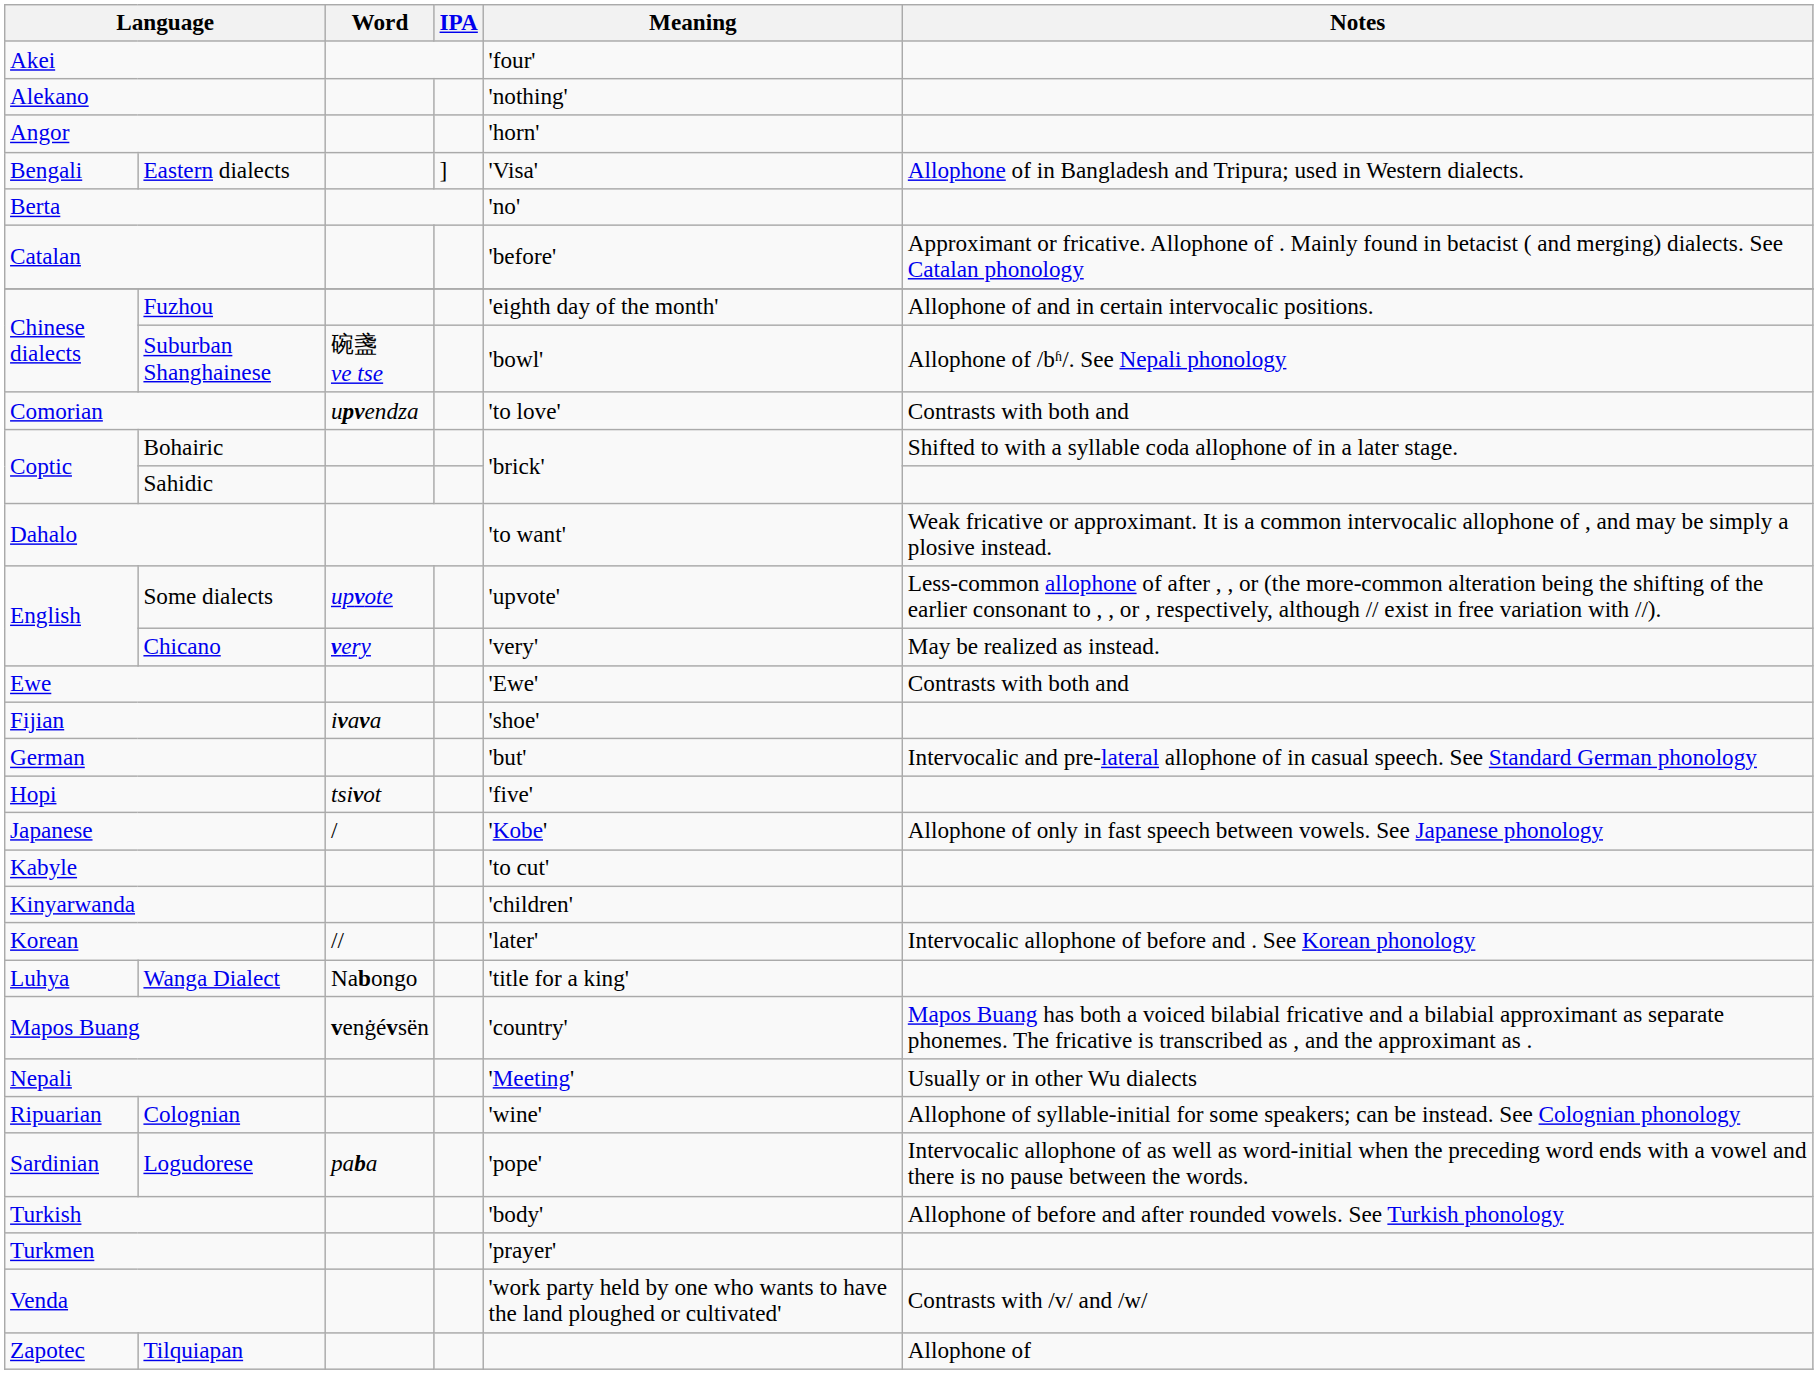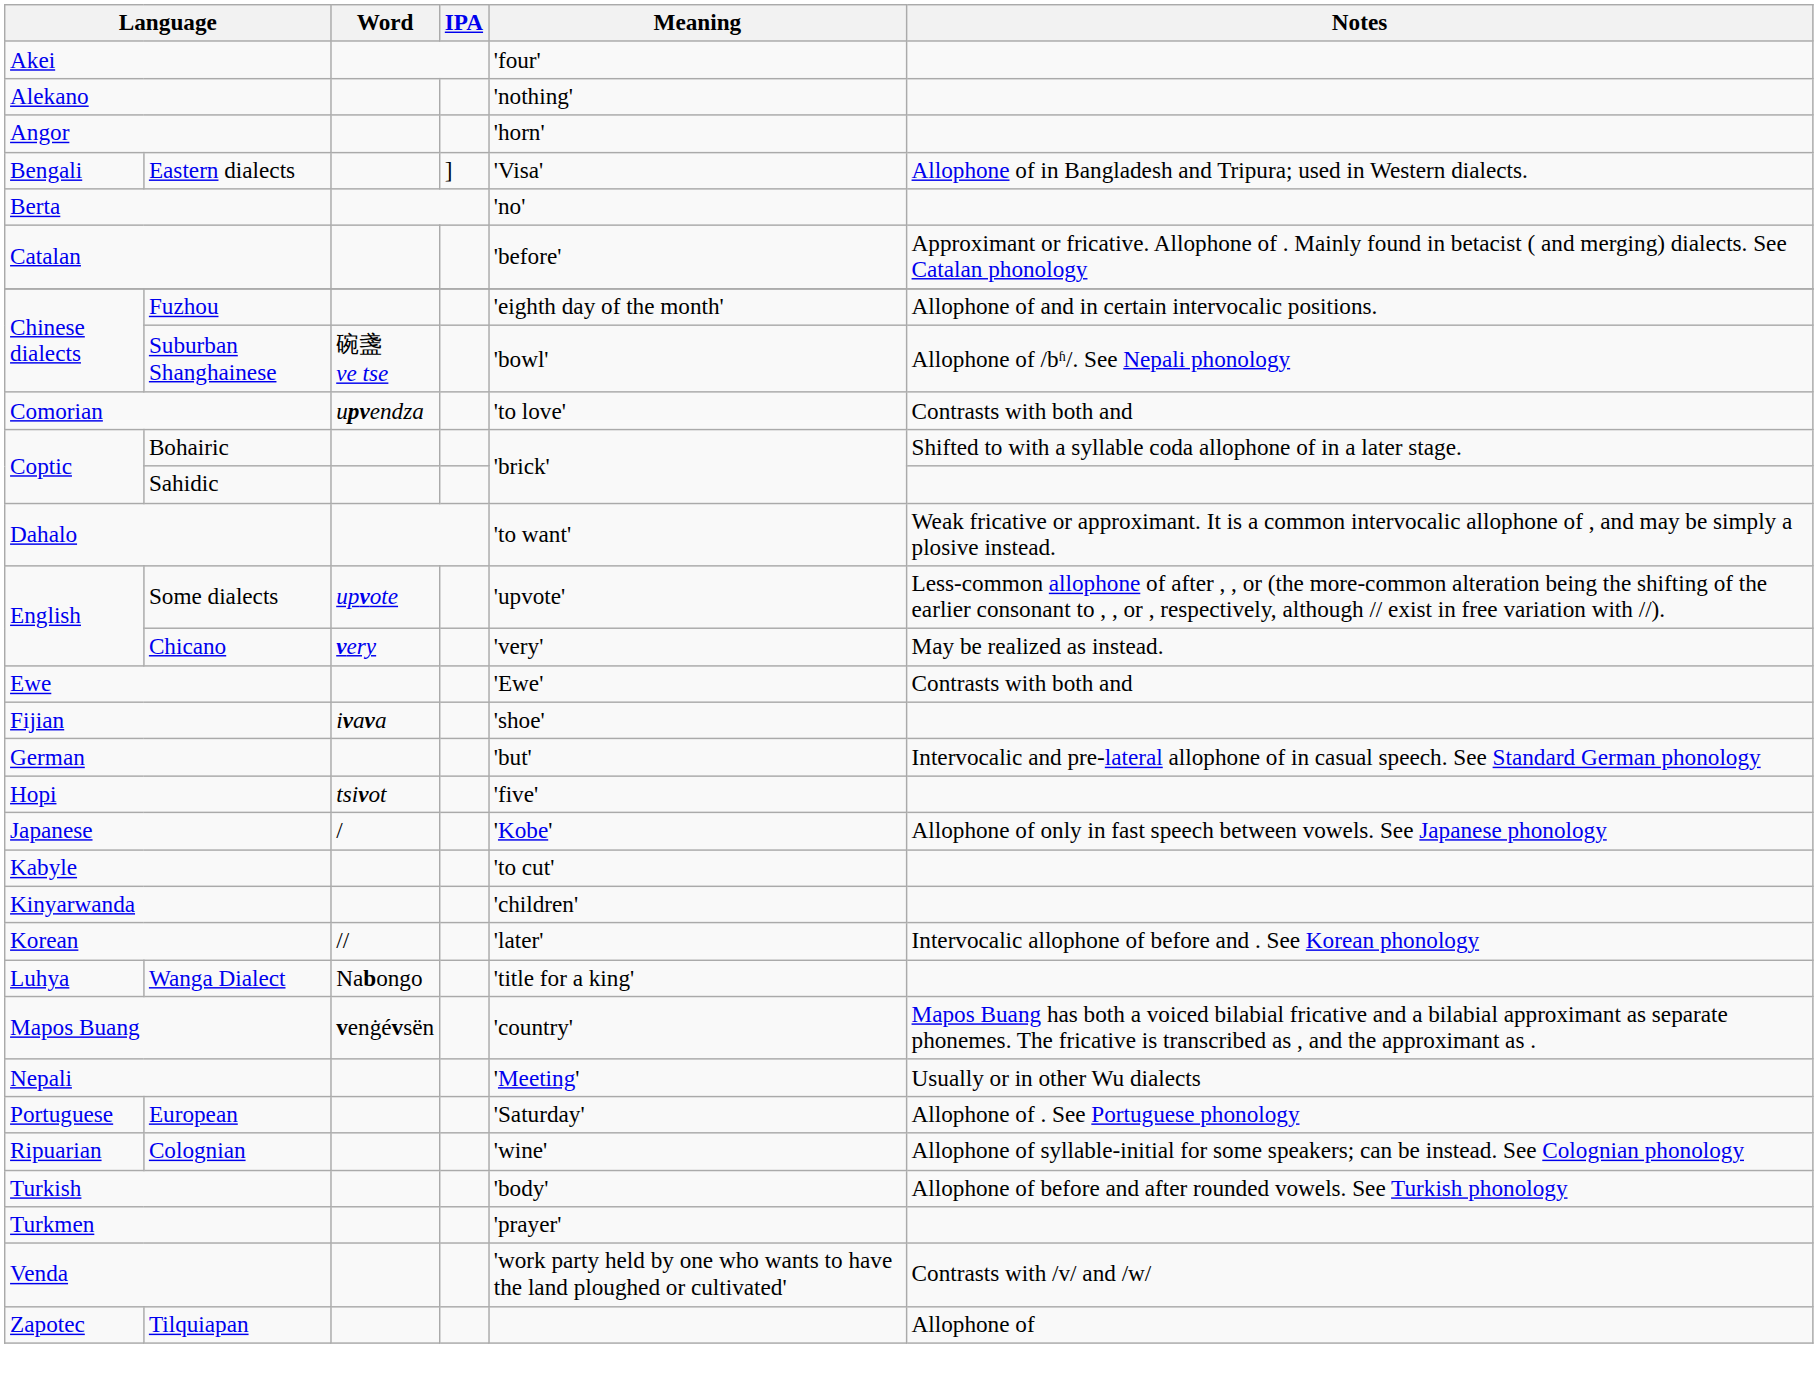+ row: (193, 1114)
- row: (198, 1164)
